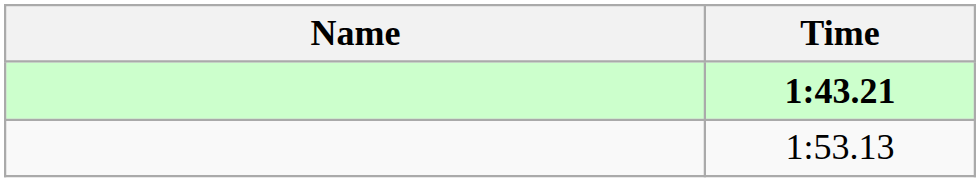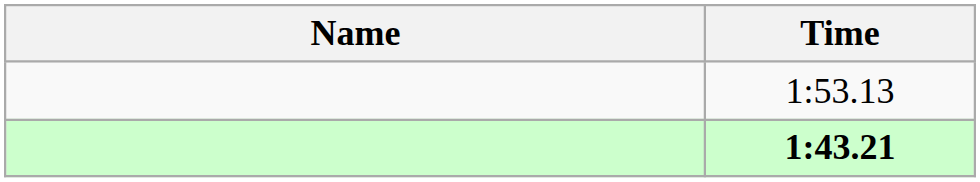rows swapped: (840, 90) <-> (840, 147)
